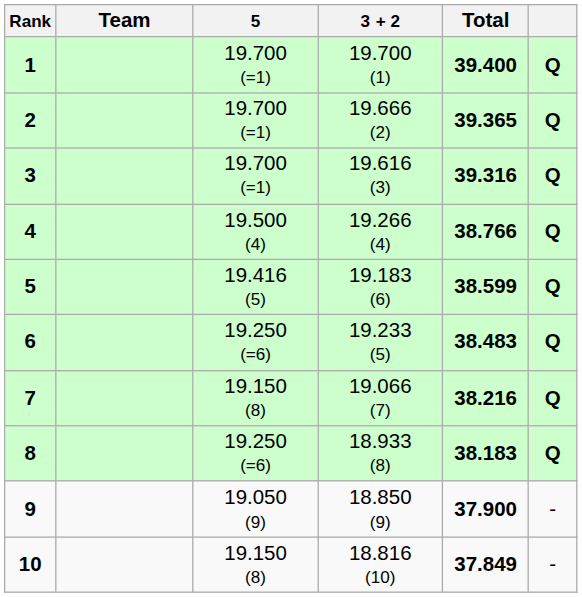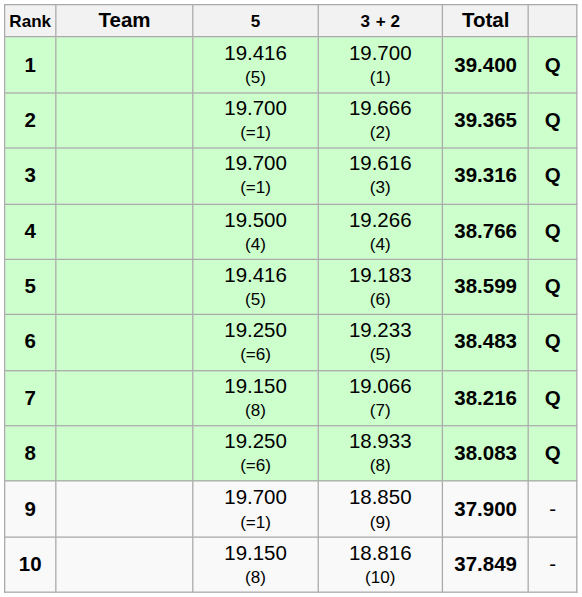(256, 64) 19.700 (=1) -> (256, 64) 19.416 (5)
(486, 453) 38.183 -> (486, 453) 38.083
(256, 508) 19.050 (9) -> (256, 508) 19.700 (=1)
